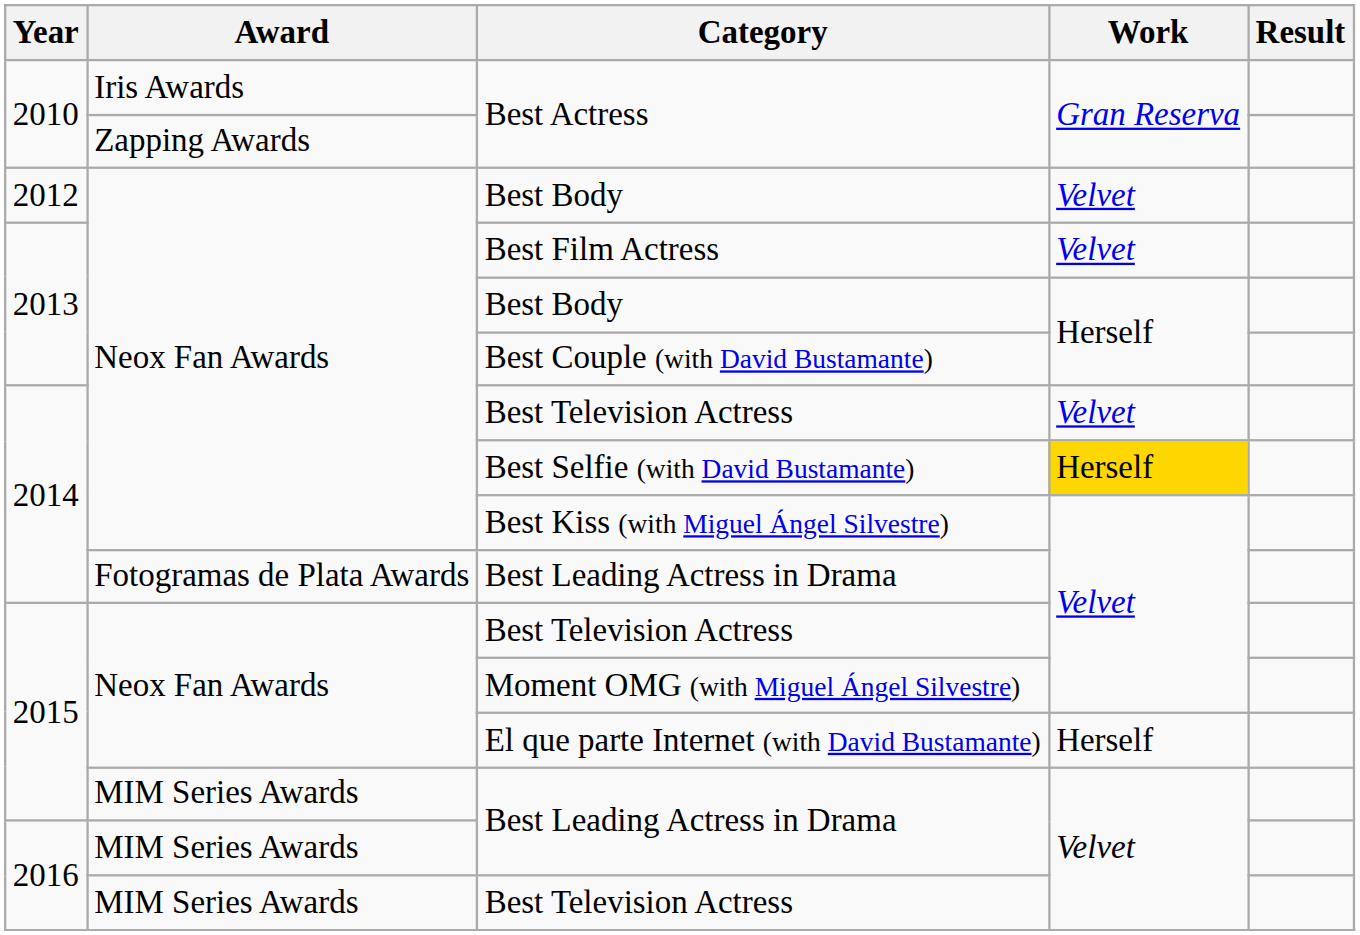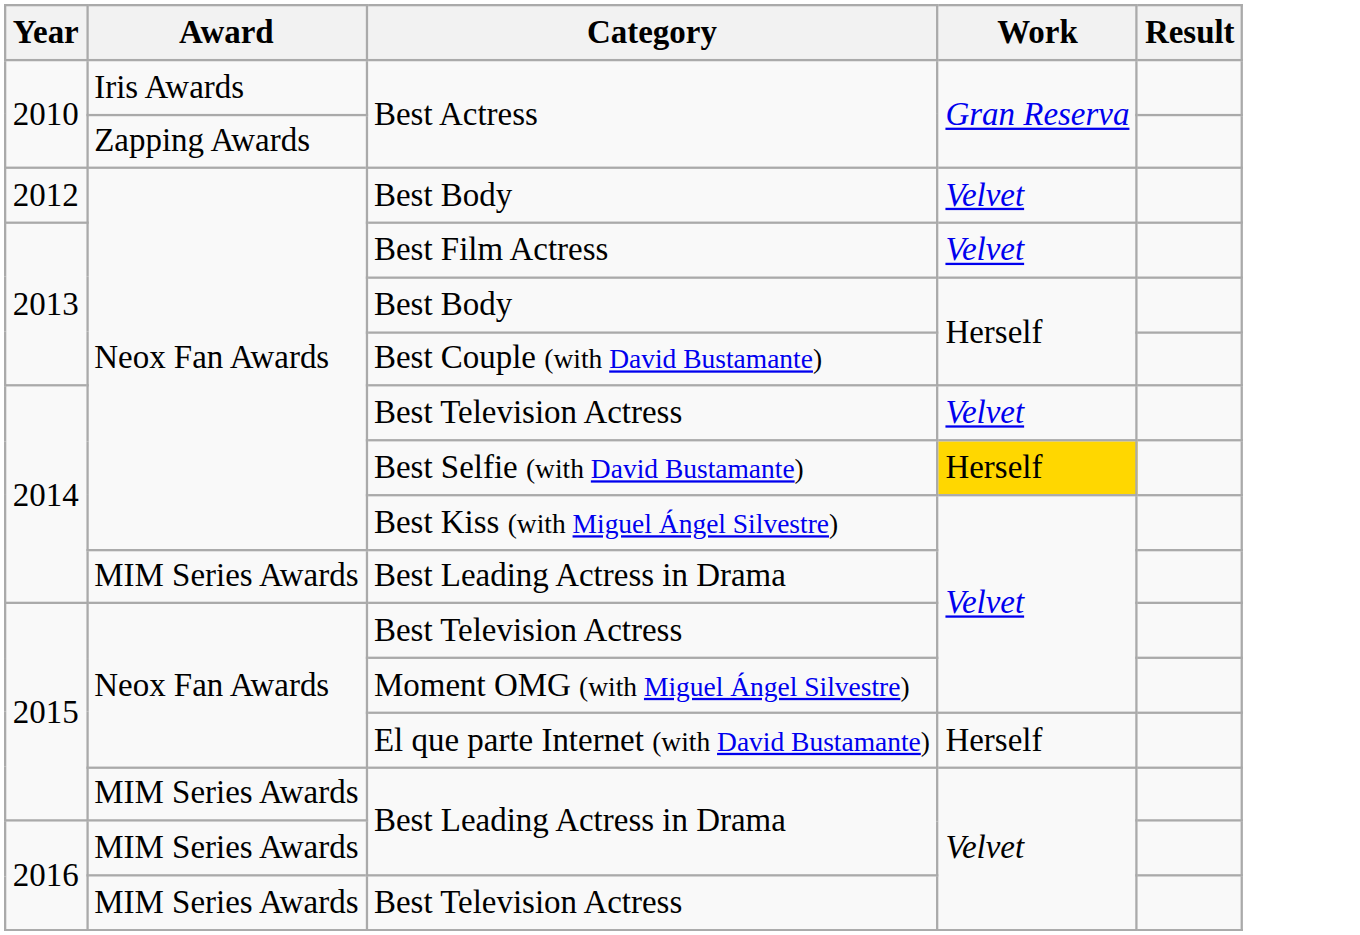(282, 575) Fotogramas de Plata Awards -> (226, 575) MIM Series Awards
